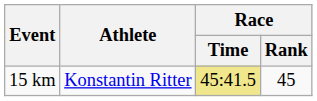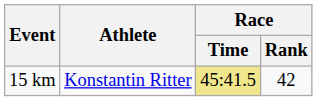(286, 80) 45 -> (286, 80) 42
